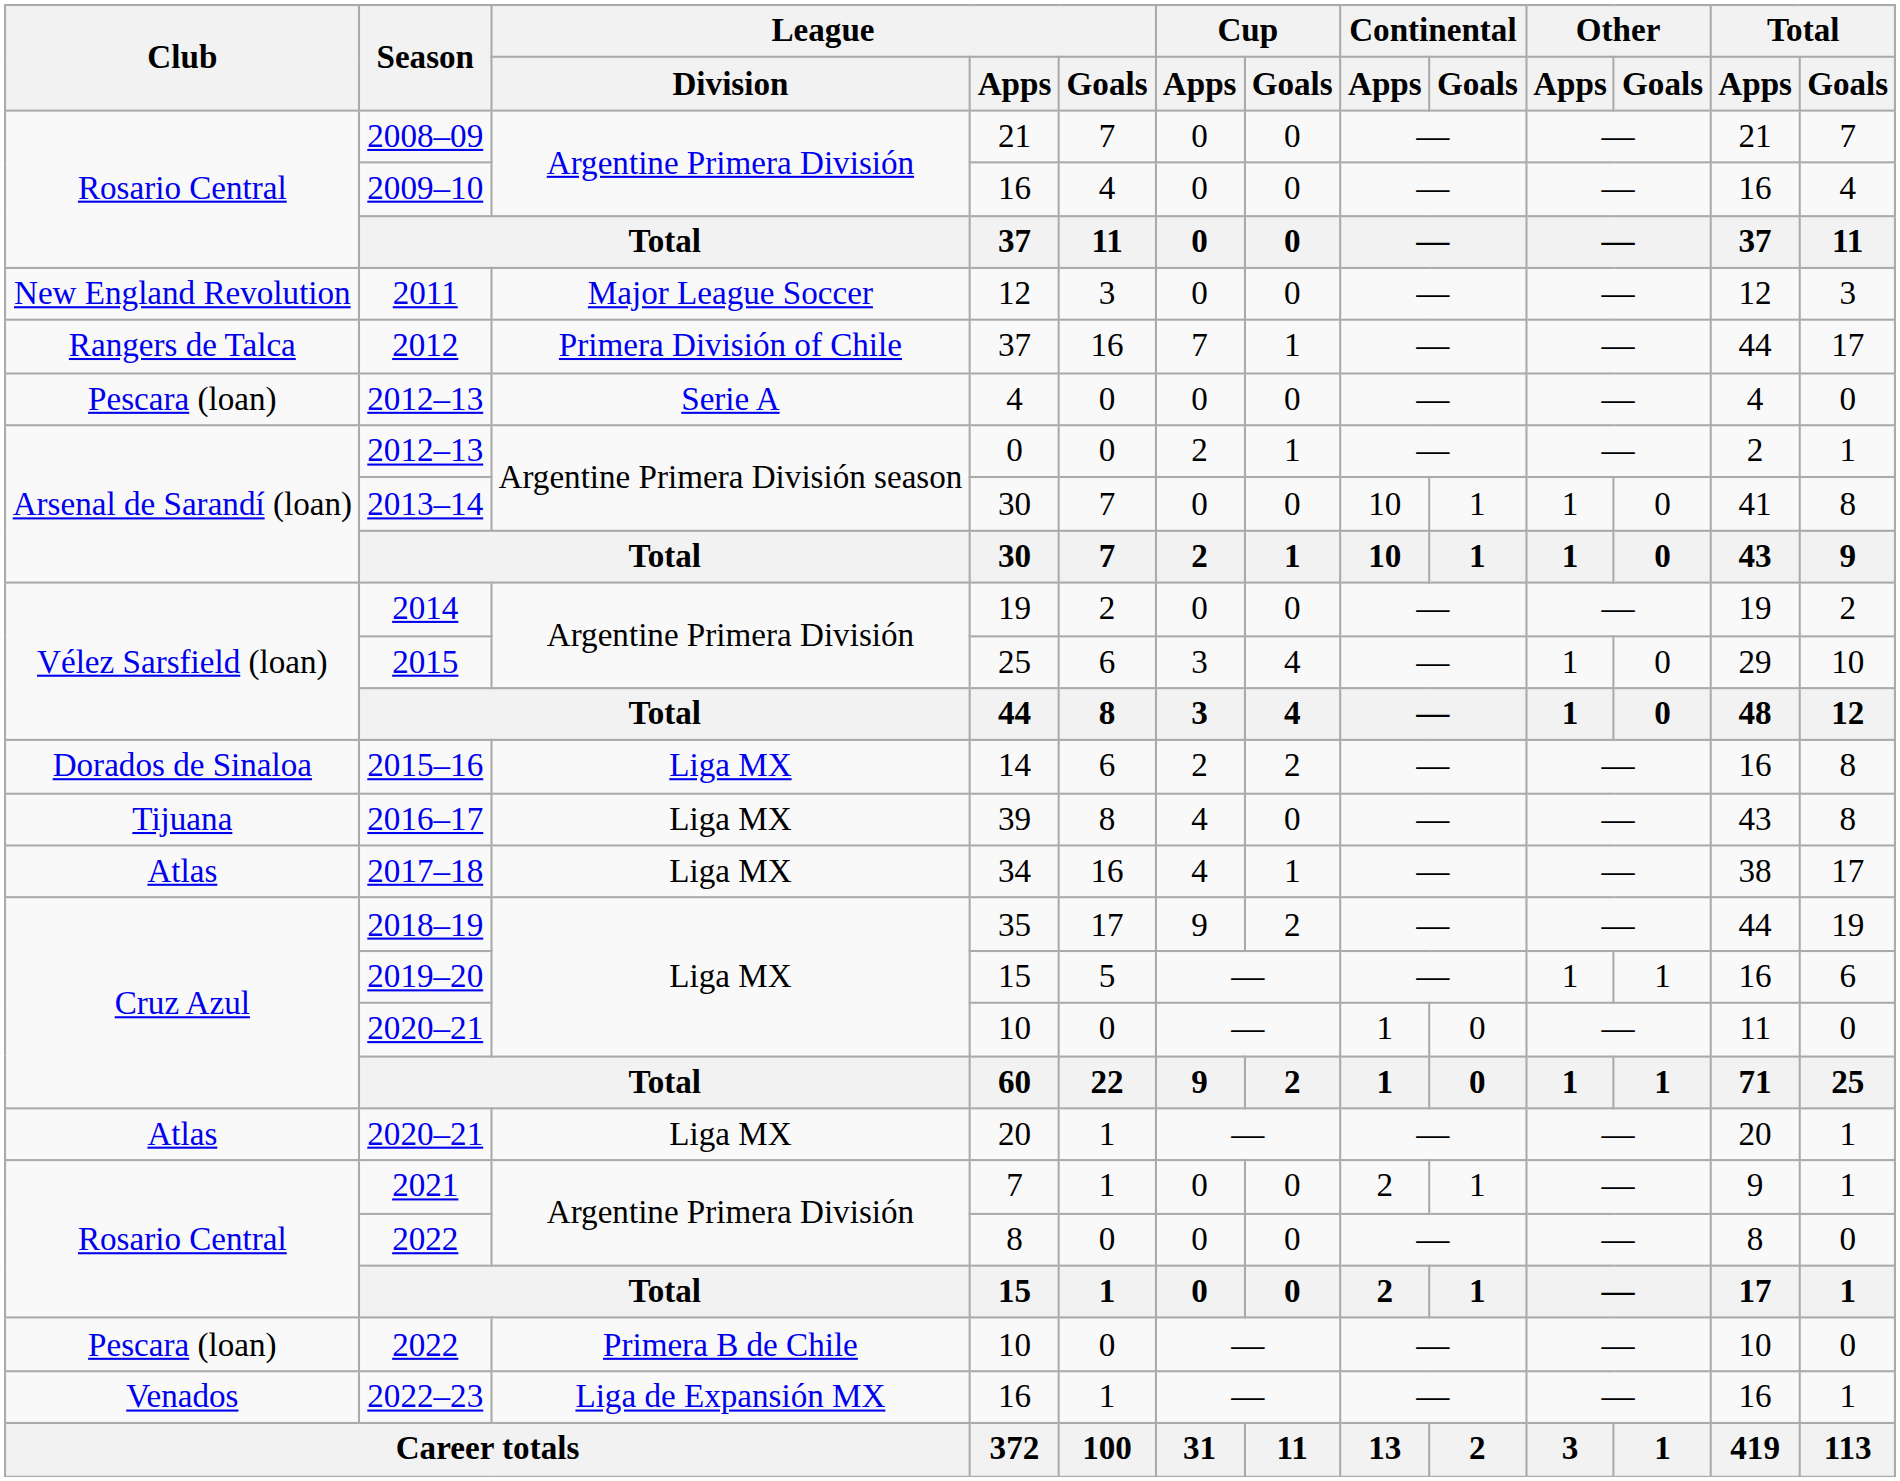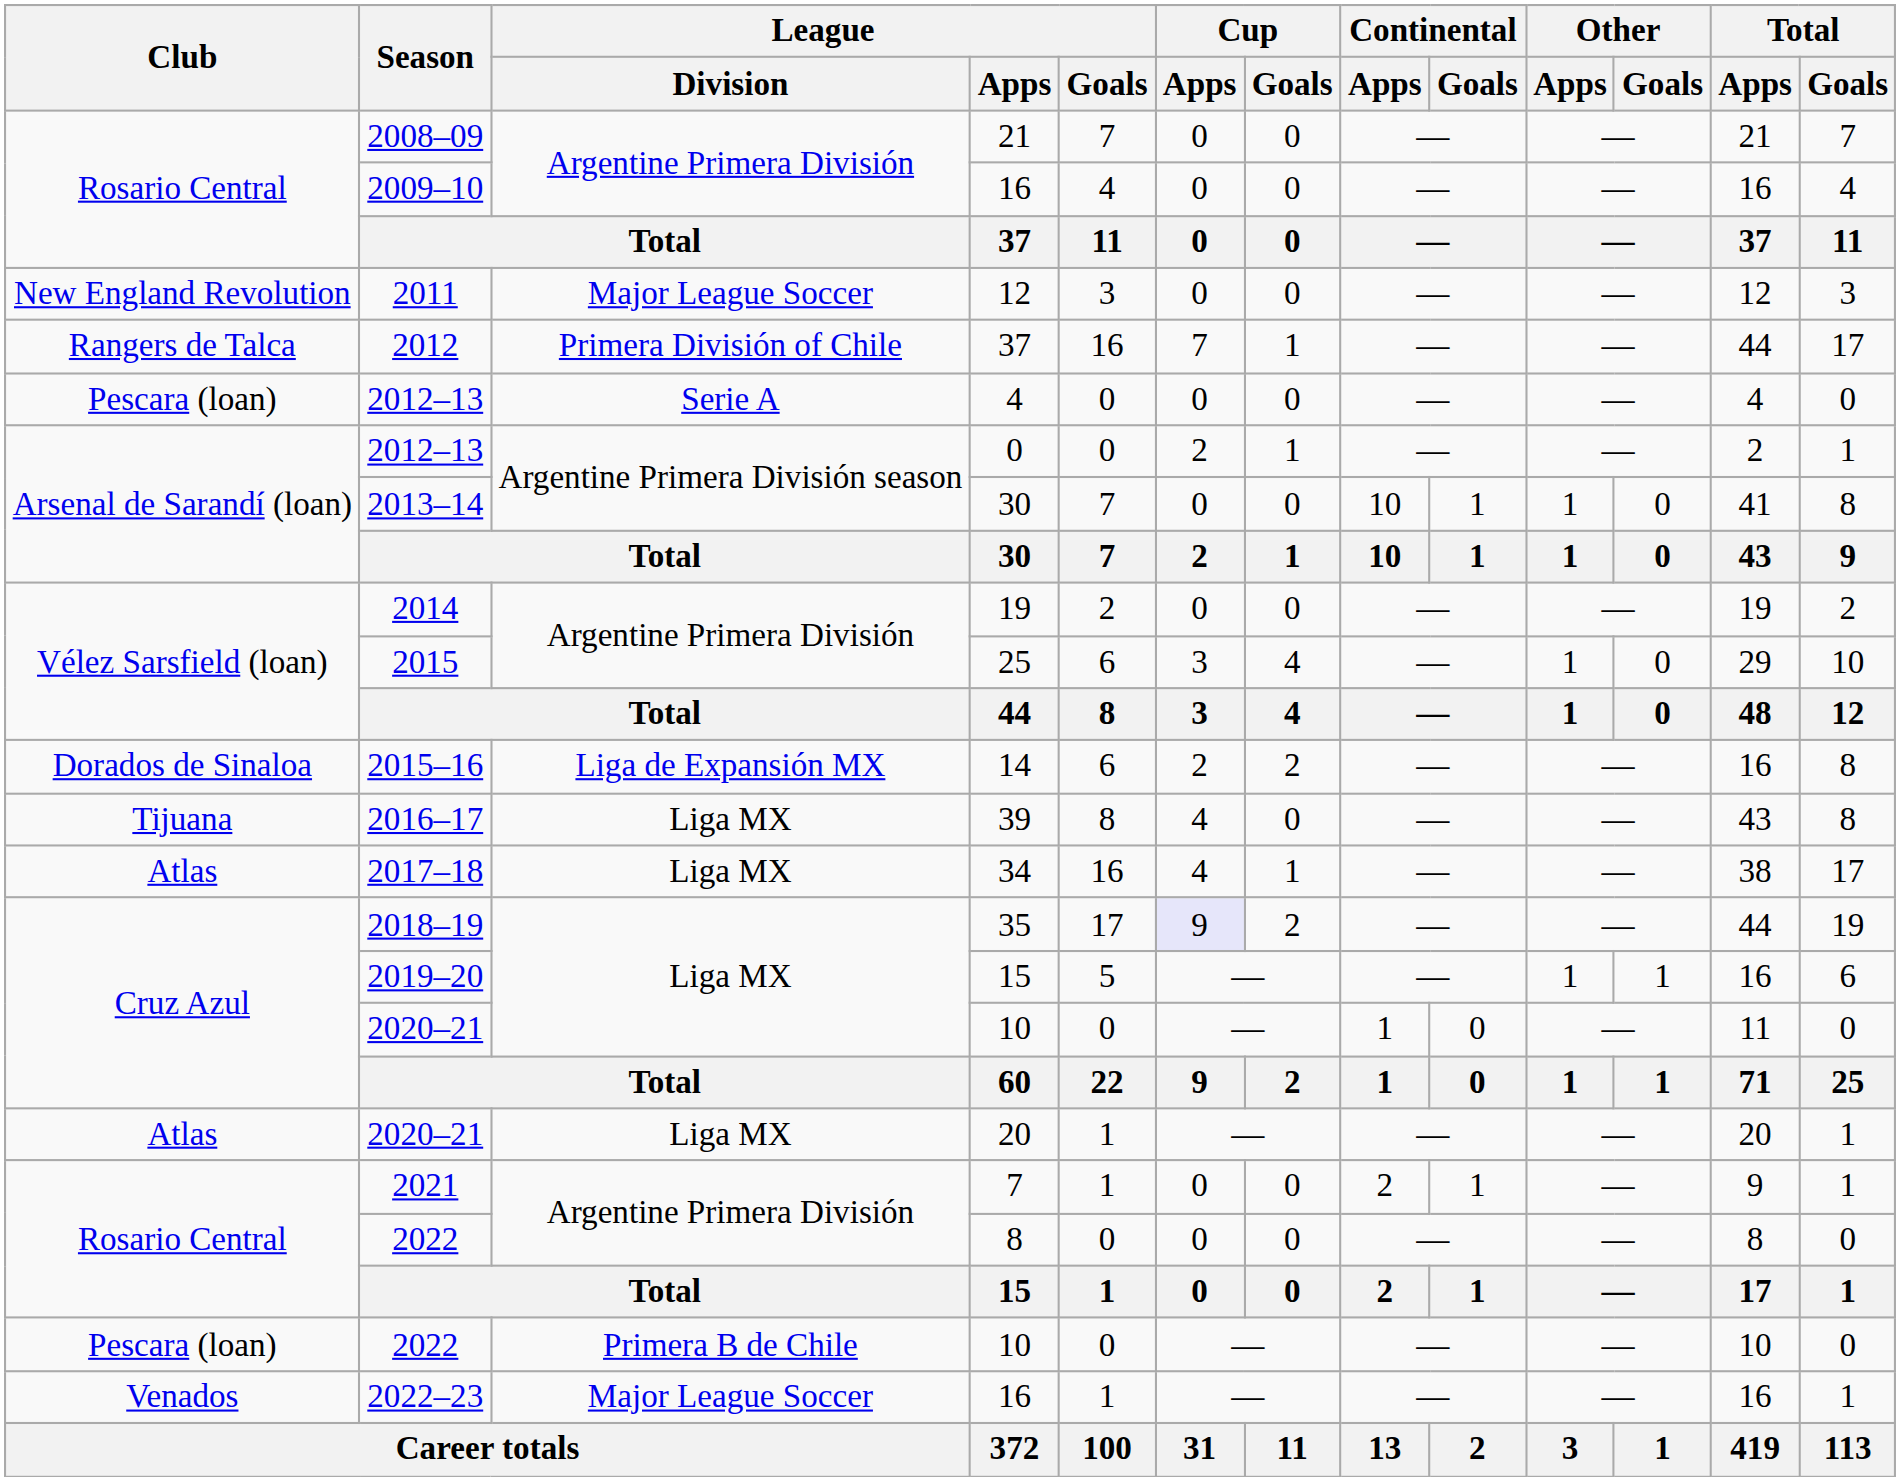(730, 766) Liga MX -> (730, 766) Liga de Expansión MX
(1200, 923) no background -> (1200, 923) lavender background
(730, 1396) Liga de Expansión MX -> (730, 1396) Major League Soccer
